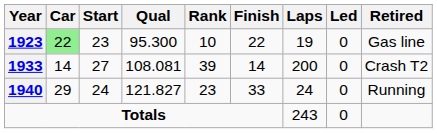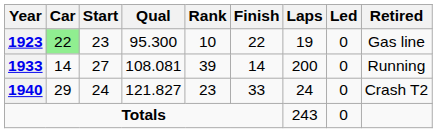(396, 66) Crash T2 -> (396, 66) Running
(396, 90) Running -> (396, 90) Crash T2
